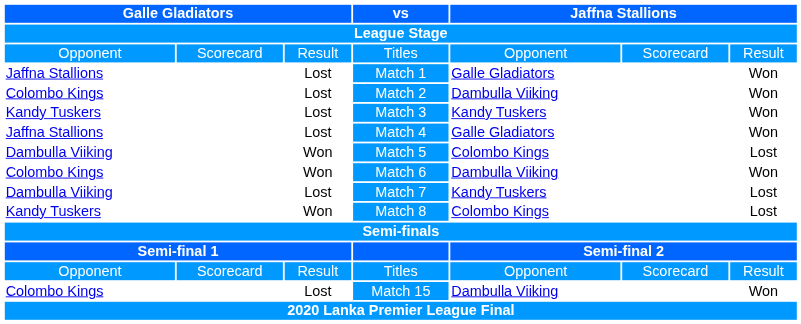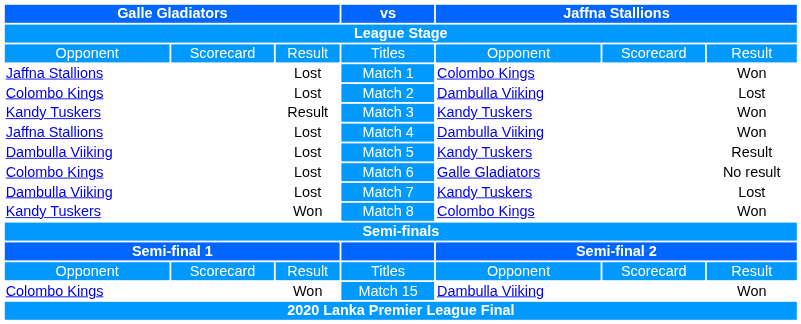(503, 73) Galle Gladiators -> (486, 73) Colombo Kings
(763, 93) Won -> (752, 93) Lost
(318, 112) Lost -> (308, 112) Result
(503, 132) Galle Gladiators -> (490, 132) Dambulla Viiking
(318, 152) Won -> (308, 152) Lost
(500, 152) Colombo Kings -> (485, 152) Kandy Tuskers
(763, 152) Lost -> (752, 152) Result
(318, 172) Won -> (308, 172) Lost
(505, 172) Dambulla Viiking -> (489, 172) Galle Gladiators
(763, 172) Won -> (752, 172) No result
(763, 211) Lost -> (752, 211) Won
(318, 291) Lost -> (308, 291) Won
